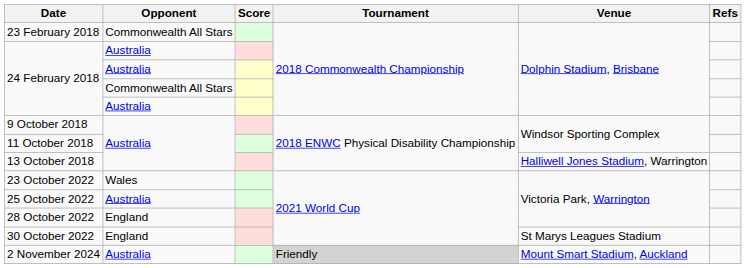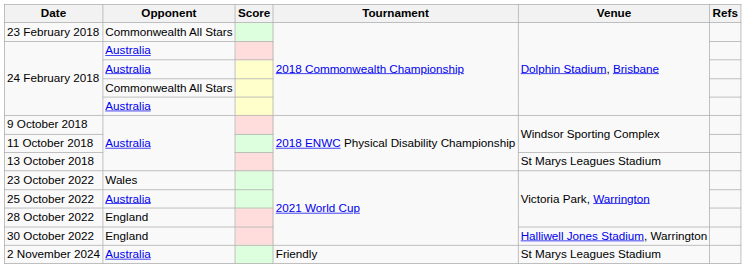(614, 161) Halliwell Jones Stadium, Warrington -> (591, 161) St Marys Leagues Stadium
(591, 236) St Marys Leagues Stadium -> (614, 236) Halliwell Jones Stadium, Warrington
(297, 254) lightgrey background -> (297, 254) no background
(604, 254) Mount Smart Stadium, Auckland -> (591, 254) St Marys Leagues Stadium
